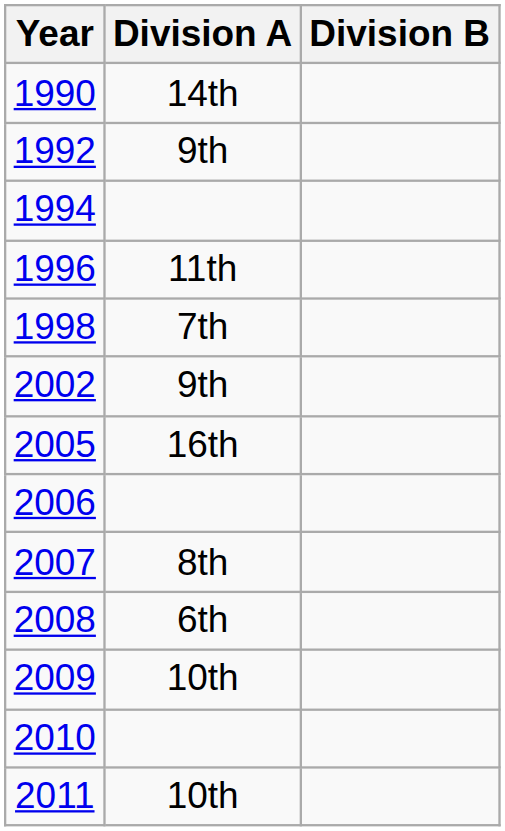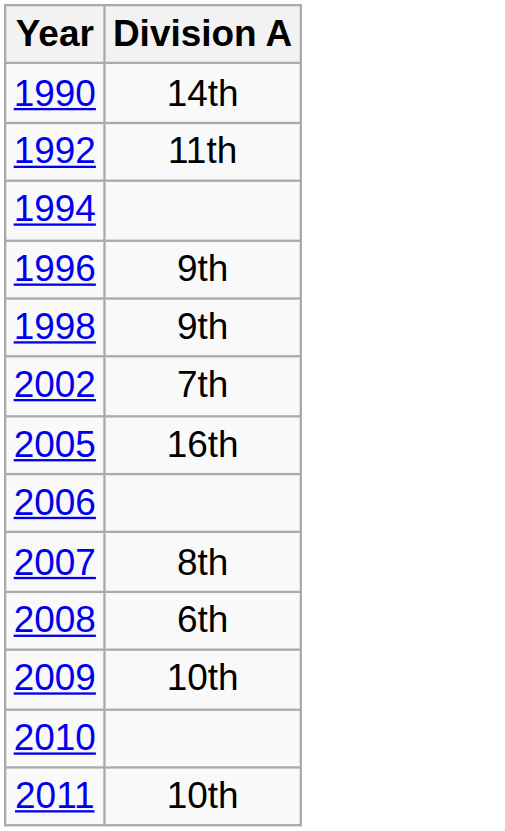- column: (400, 33)
(203, 151) 9th -> (203, 151) 11th
(203, 268) 11th -> (203, 268) 9th
(203, 326) 7th -> (203, 326) 9th
(203, 385) 9th -> (203, 385) 7th
